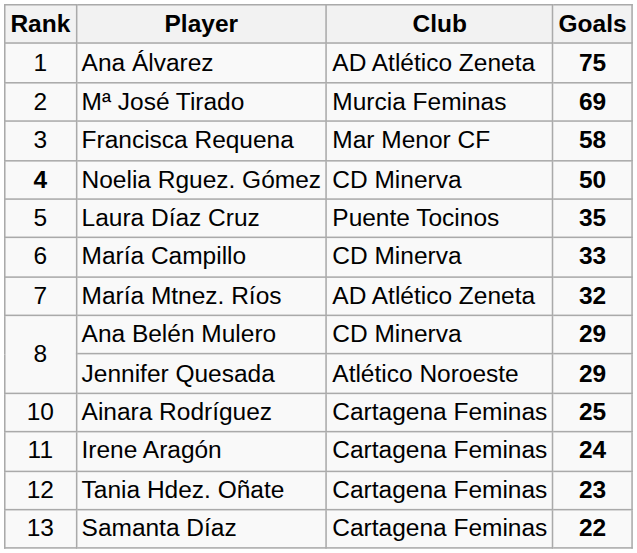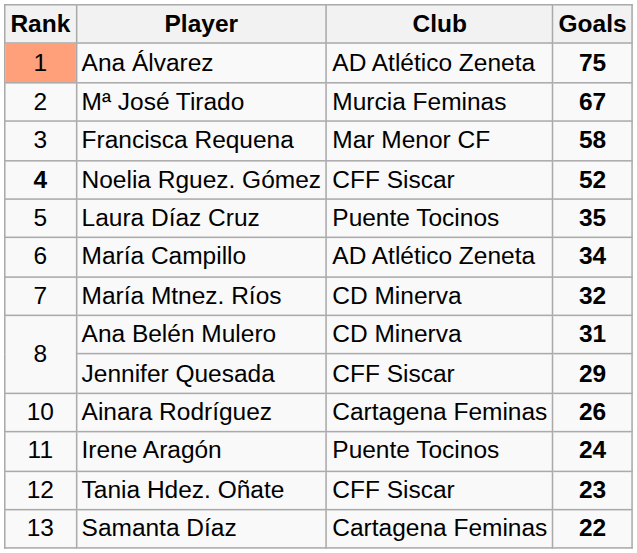(40, 62) no background -> (40, 62) lightsalmon background
(593, 101) 69 -> (593, 101) 67
(397, 179) CD Minerva -> (394, 179) CFF Siscar
(593, 179) 50 -> (593, 179) 52
(397, 256) CD Minerva -> (434, 256) AD Atlético Zeneta
(593, 256) 33 -> (593, 256) 34
(434, 295) AD Atlético Zeneta -> (397, 295) CD Minerva
(593, 334) 29 -> (593, 334) 31
(426, 373) Atlético Noroeste -> (394, 373) CFF Siscar
(593, 412) 25 -> (593, 412) 26
(440, 450) Cartagena Feminas -> (416, 450) Puente Tocinos
(440, 489) Cartagena Feminas -> (394, 489) CFF Siscar
